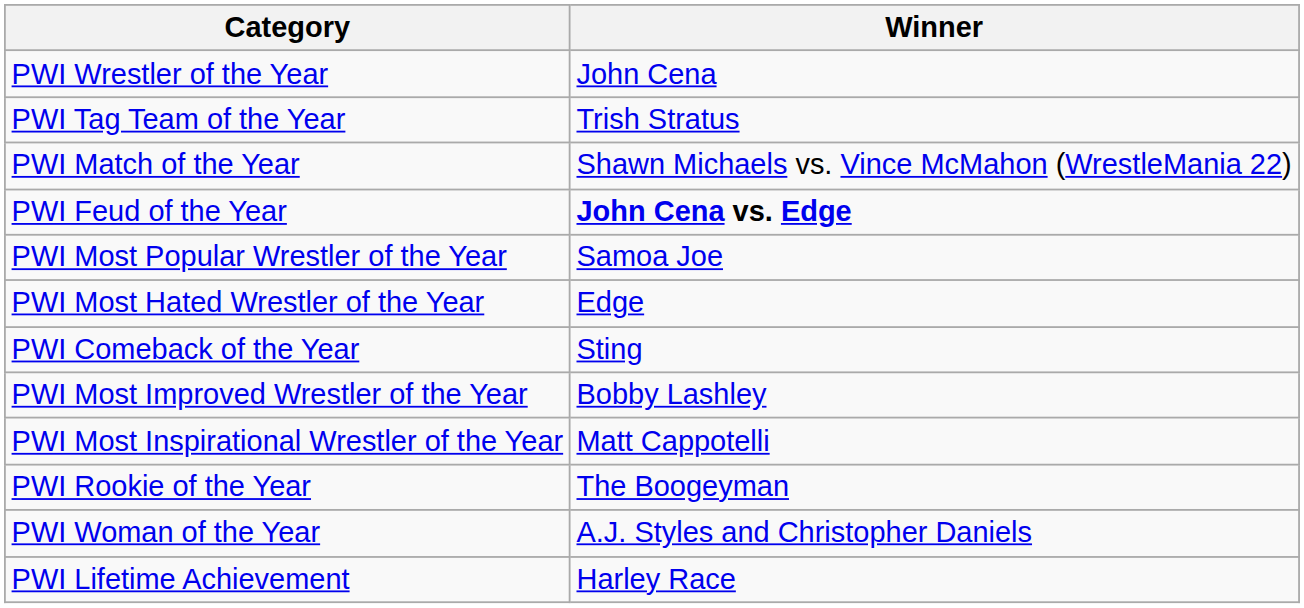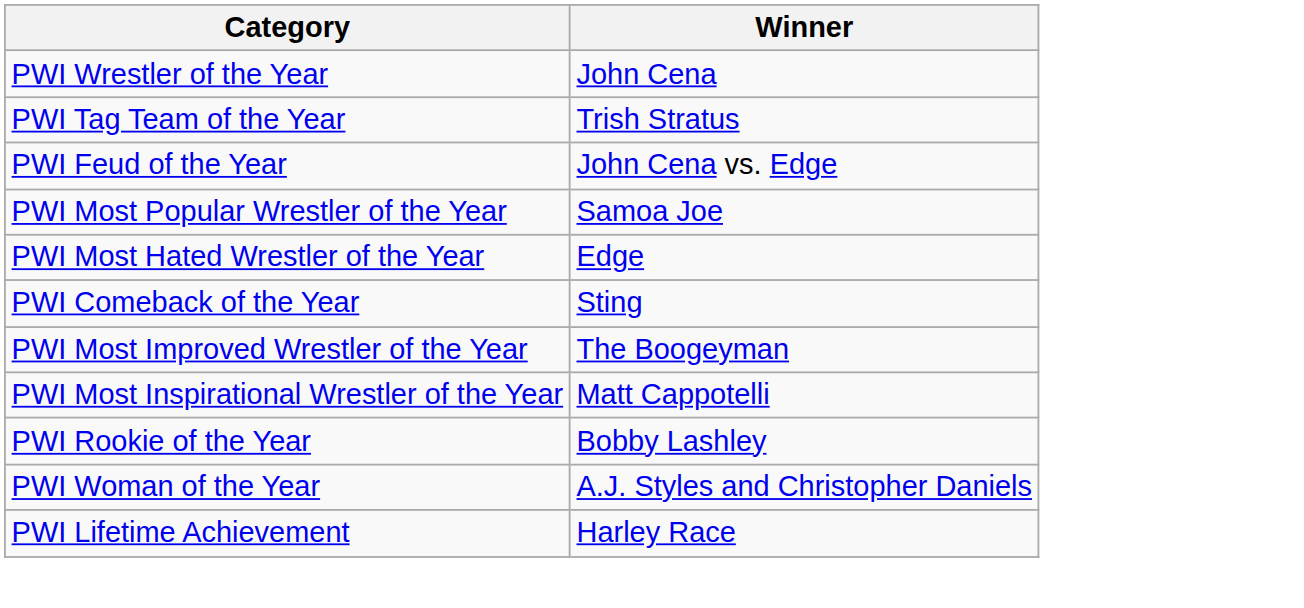- row: (156, 165)
(714, 211) bold -> (707, 165) normal
(671, 394) Bobby Lashley -> (683, 348) The Boogeyman
(683, 486) The Boogeyman -> (671, 440) Bobby Lashley
